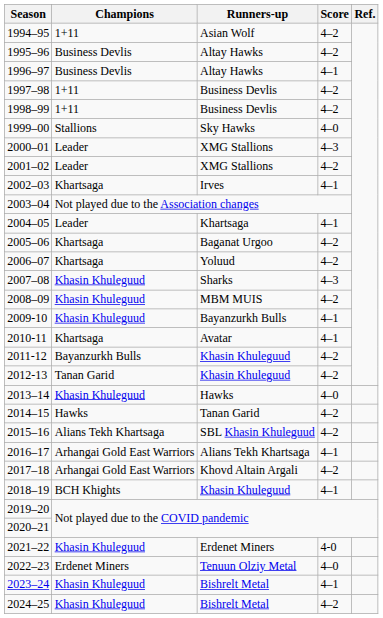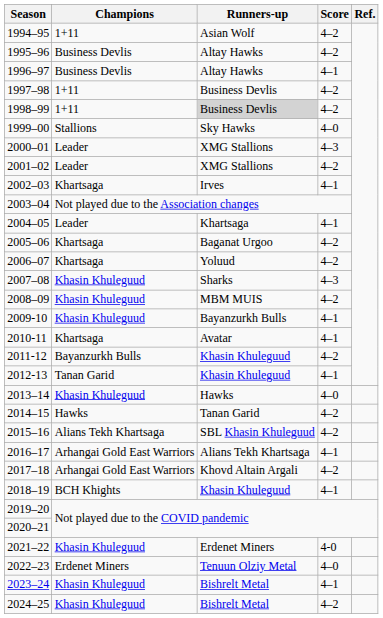(238, 109) no background -> (238, 109) lightgrey background
(329, 375) 4–2 -> (329, 375) 4–1
